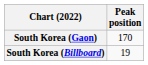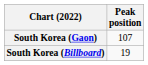(125, 38) 170 -> (125, 38) 107
